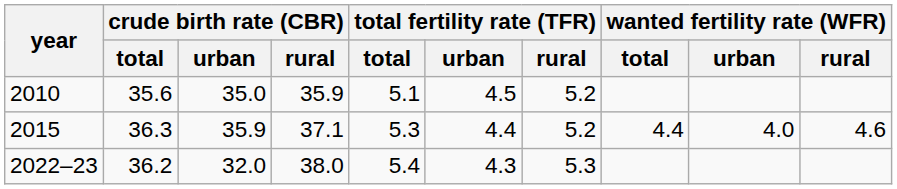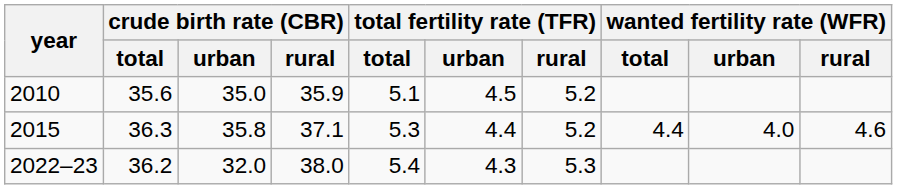(244, 129) 35.9 -> (244, 129) 35.8
